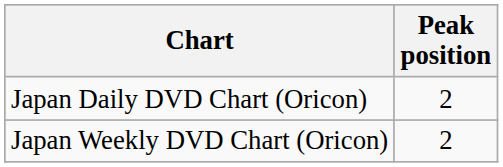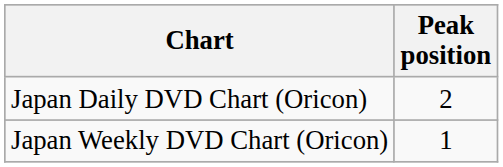(446, 140) 2 -> (446, 140) 1
